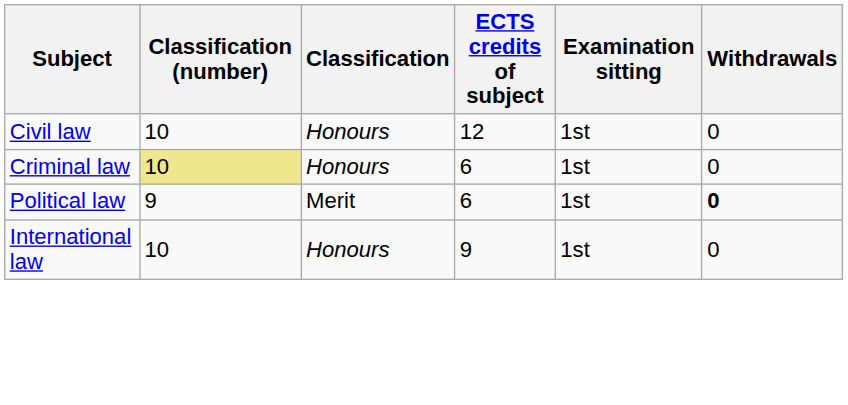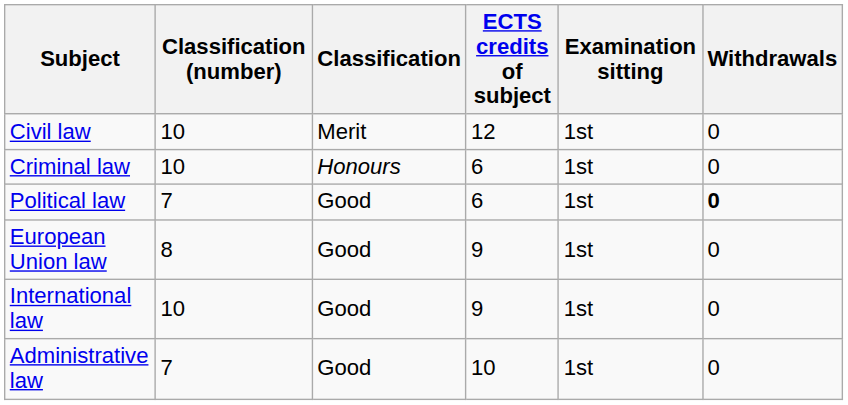(348, 131) Honours -> (342, 131) Merit
(157, 166) khaki background -> (173, 166) no background
(151, 201) 9 -> (167, 201) 7
(331, 201) Merit -> (344, 201) Good
+ row: (58, 249)
(348, 249) Honours -> (344, 308) Good
+ row: (79, 368)
